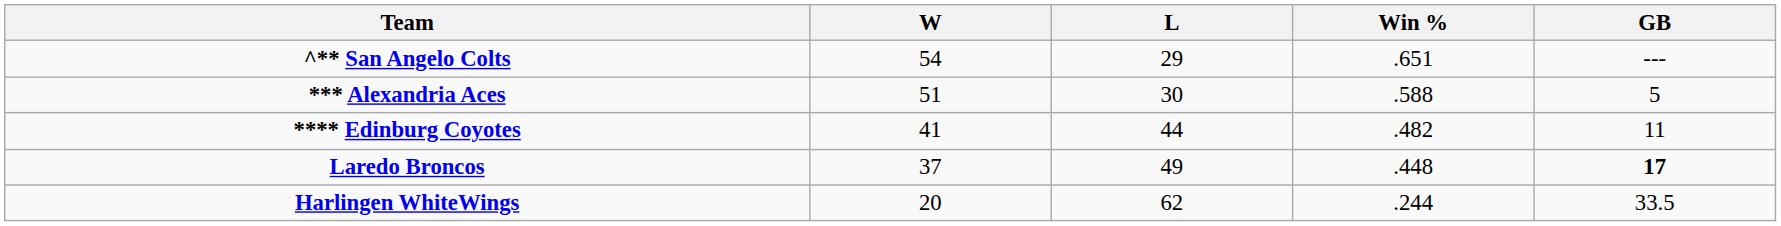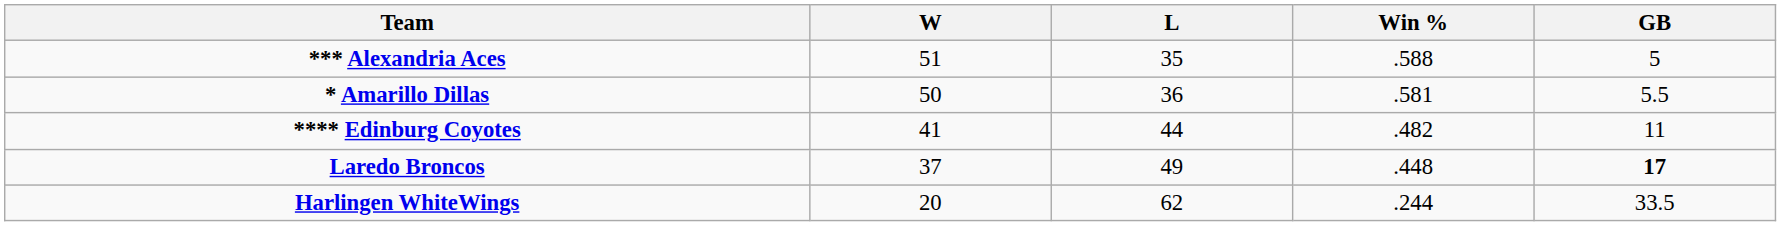- row: (407, 58)
(1172, 94) 30 -> (1172, 58) 35
+ row: (407, 94)
